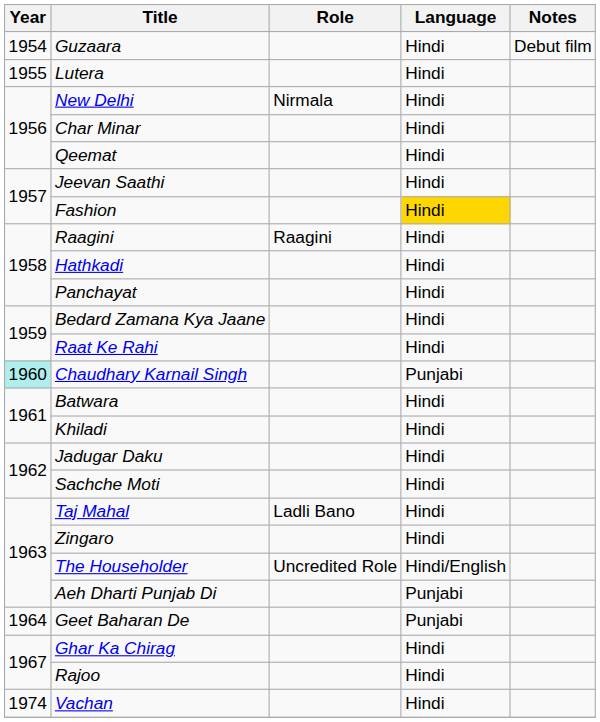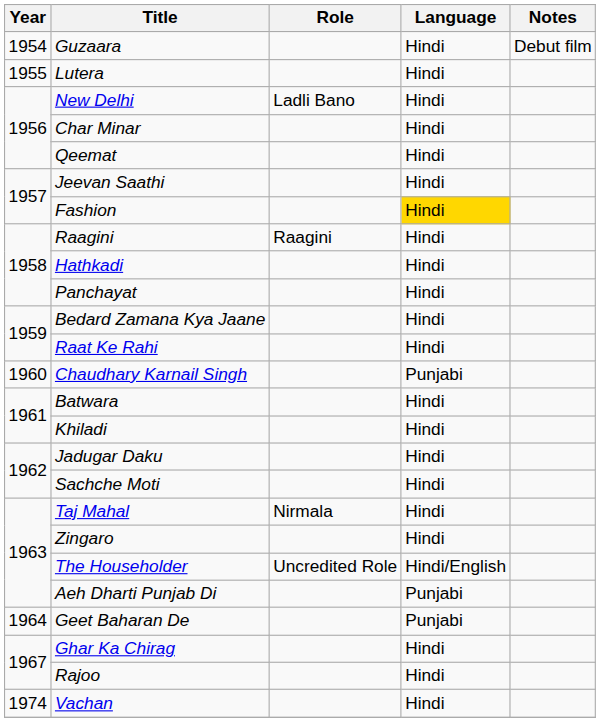(303, 100) Nirmala -> (314, 100) Ladli Bano
(28, 374) paleturquoise background -> (28, 374) no background
(314, 511) Ladli Bano -> (303, 511) Nirmala
